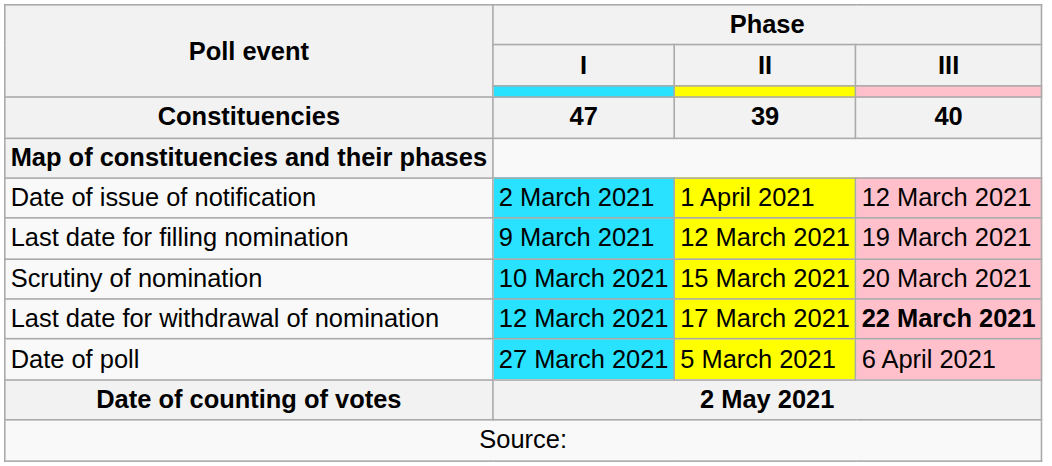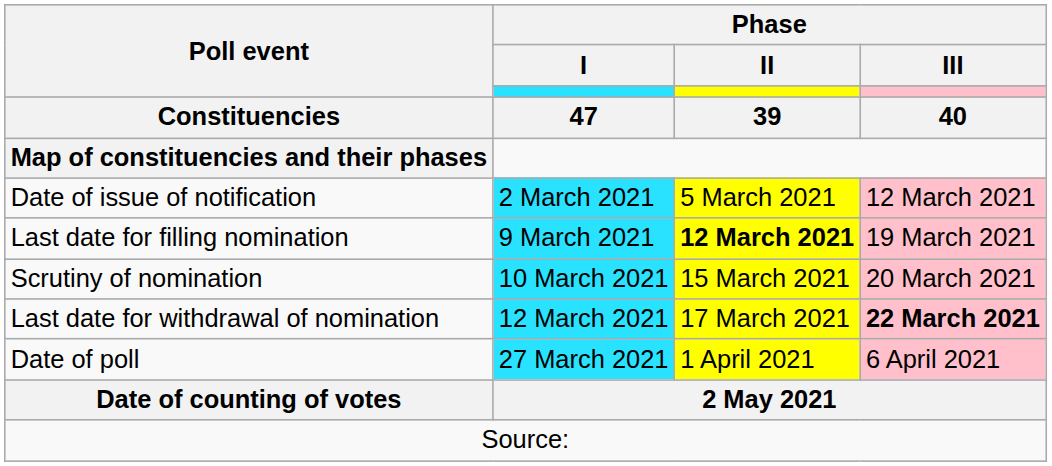(747, 197) 1 April 2021 -> (758, 197) 5 March 2021
(765, 238) normal -> (767, 238) bold
(758, 359) 5 March 2021 -> (747, 359) 1 April 2021
